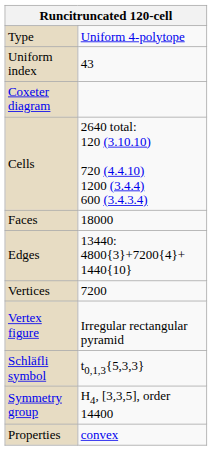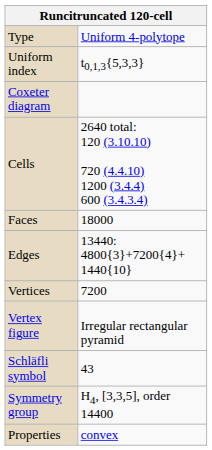(87, 64) 43 -> (112, 64) t0,1,3{5,3,3}
(112, 368) t0,1,3{5,3,3} -> (87, 368) 43
